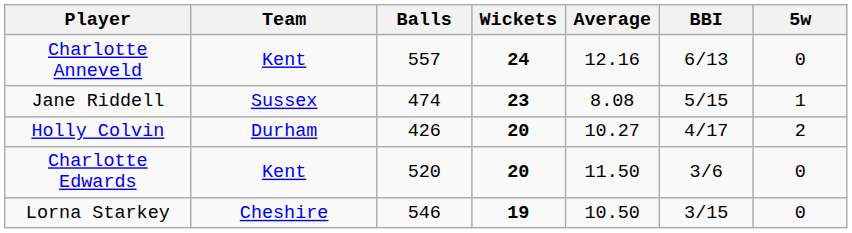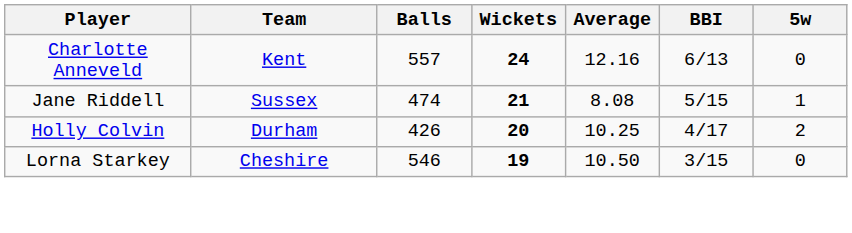(518, 101) 23 -> (518, 101) 21
(612, 131) 10.27 -> (612, 131) 10.25
- row: (98, 172)
